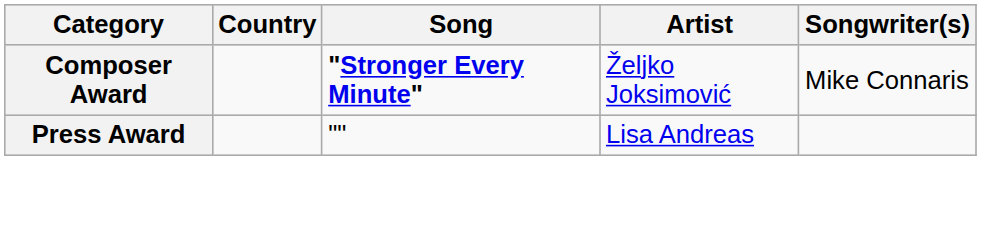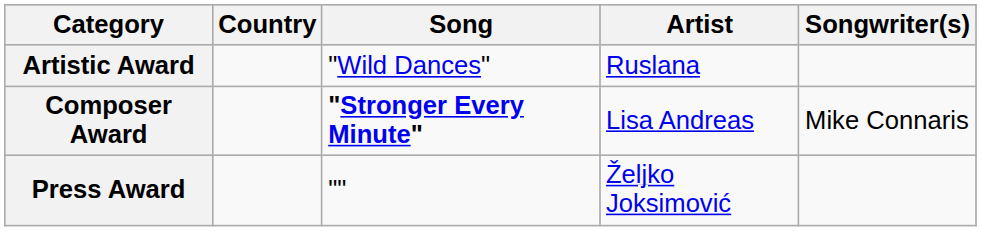+ row: (109, 65)
(669, 79) Željko Joksimović -> (680, 120) Lisa Andreas
(680, 134) Lisa Andreas -> (669, 189) Željko Joksimović
